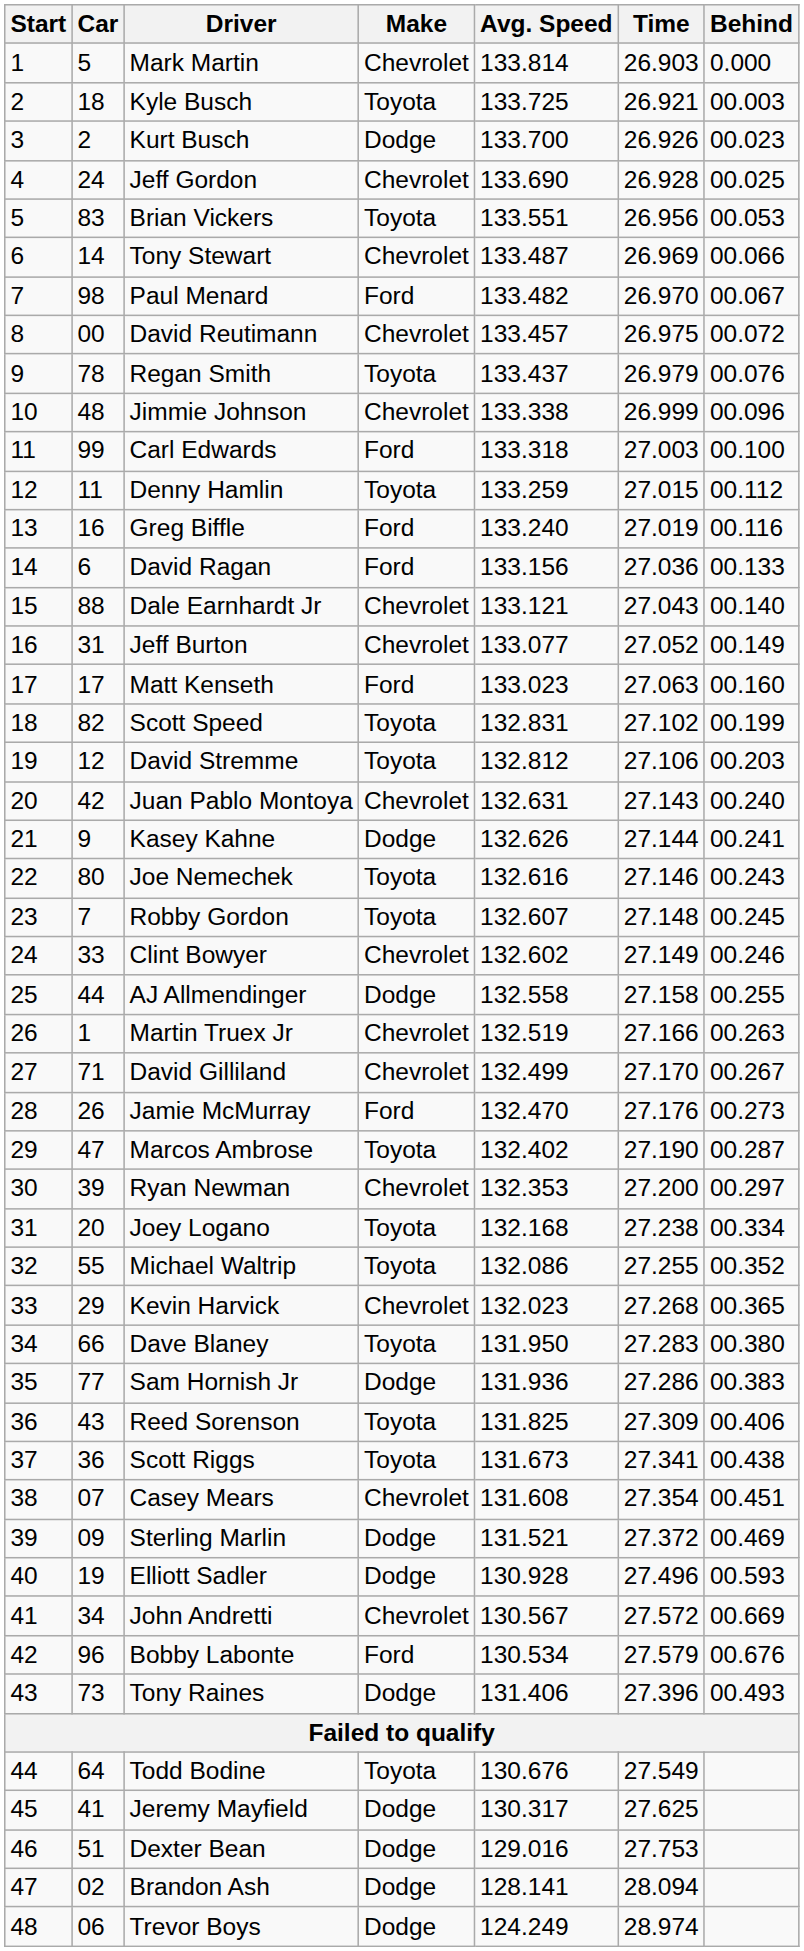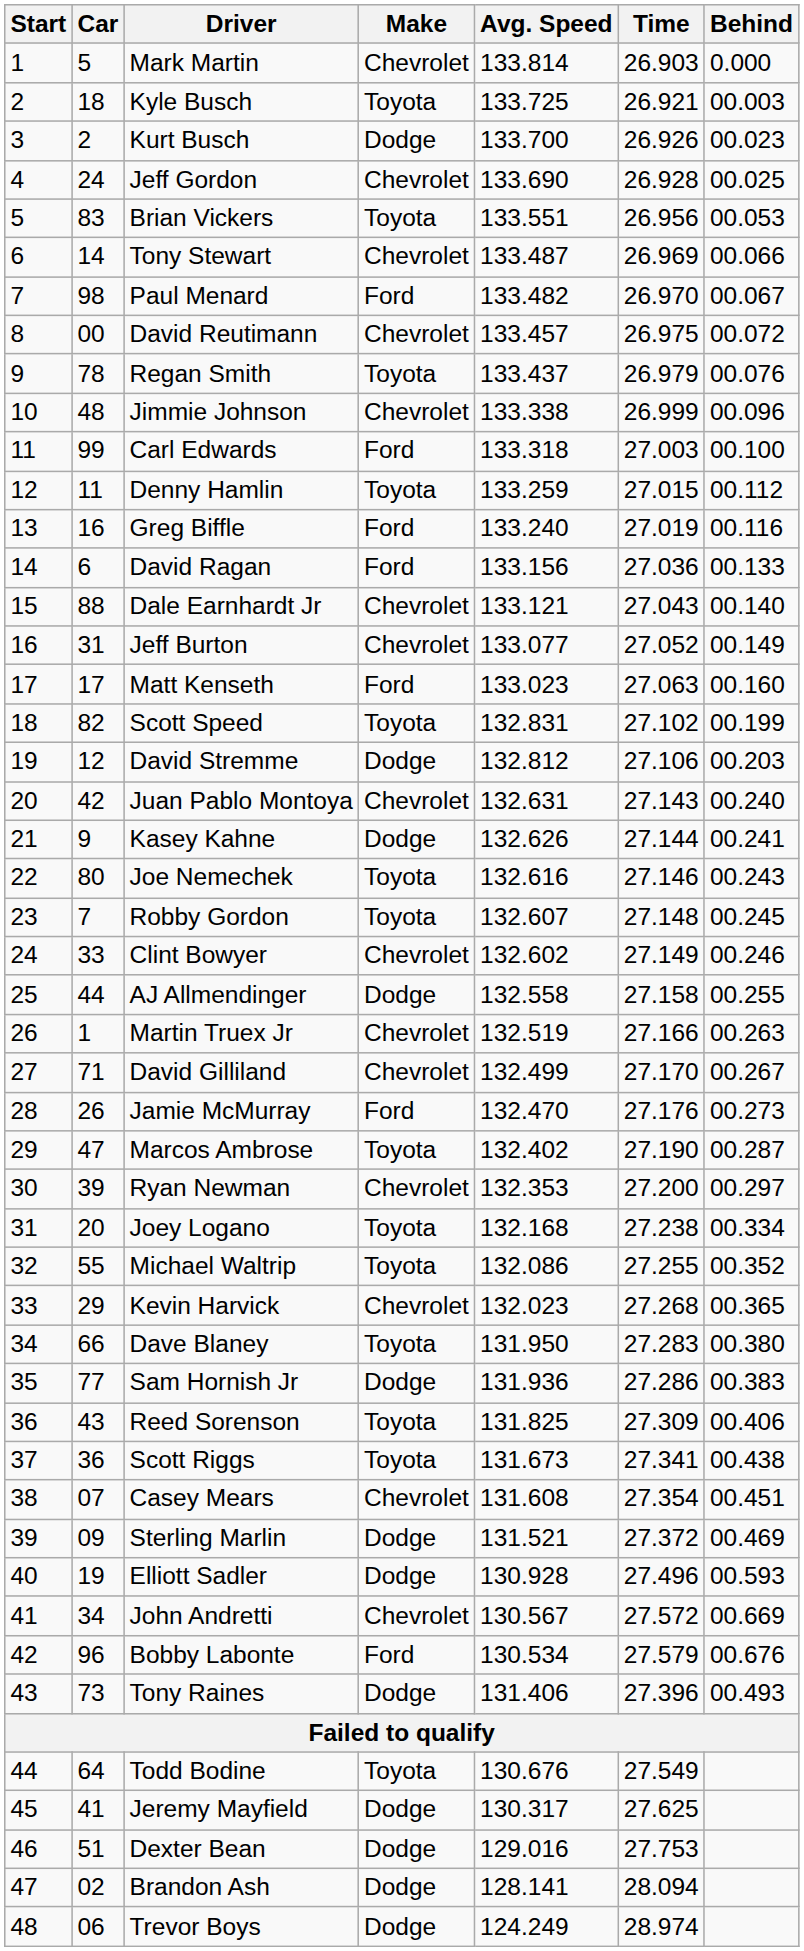(400, 761) Toyota -> (400, 761) Dodge
